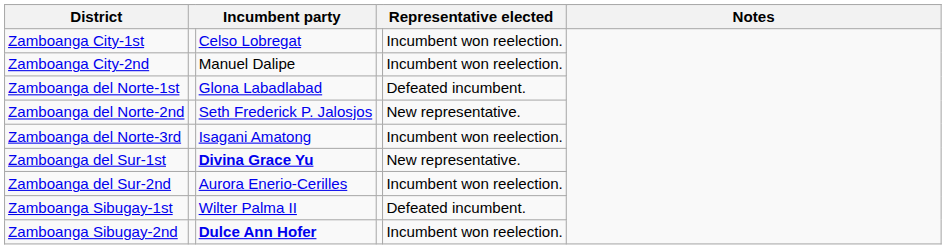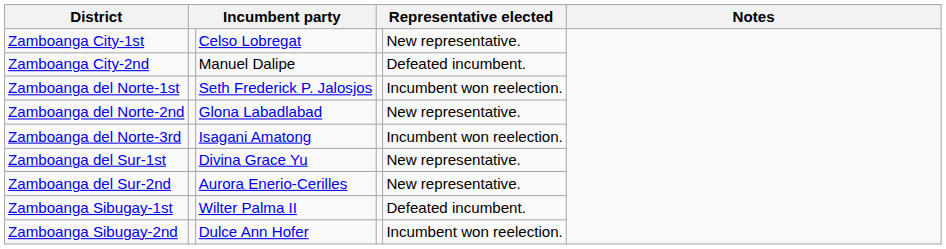(475, 41) Incumbent won reelection. -> (454, 41) New representative.
(475, 65) Incumbent won reelection. -> (456, 65) Defeated incumbent.
(260, 89) Glona Labadlabad -> (285, 89) Seth Frederick P. Jalosjos
(456, 89) Defeated incumbent. -> (475, 89) Incumbent won reelection.
(285, 112) Seth Frederick P. Jalosjos -> (260, 112) Glona Labadlabad
(256, 160) bold -> (253, 160) normal
(475, 184) Incumbent won reelection. -> (454, 184) New representative.
(258, 232) bold -> (254, 232) normal
